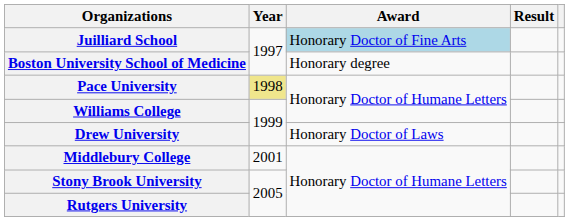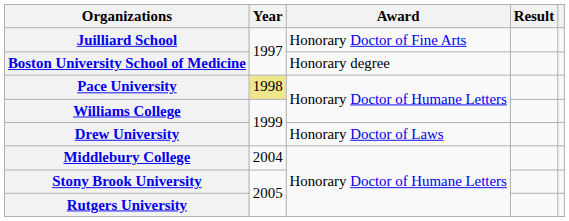(378, 39) lightblue background -> (378, 39) no background
(268, 157) 2001 -> (268, 157) 2004
